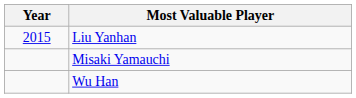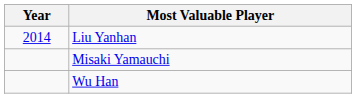(37, 37) 2015 -> (37, 37) 2014
